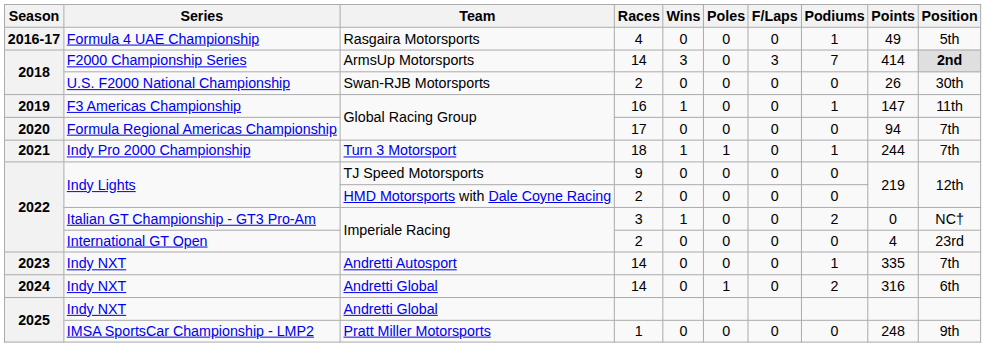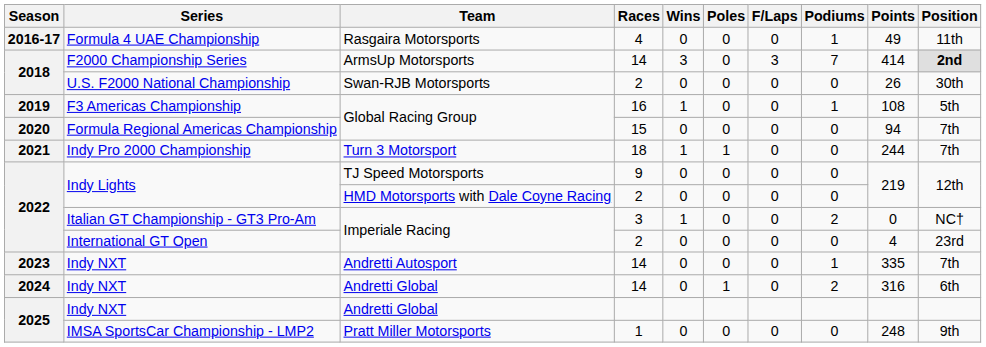(950, 39) 5th -> (950, 39) 11th
(893, 106) 147 -> (893, 106) 108
(950, 106) 11th -> (950, 106) 5th
(639, 129) 17 -> (639, 129) 15
(834, 151) 1 -> (834, 151) 0
